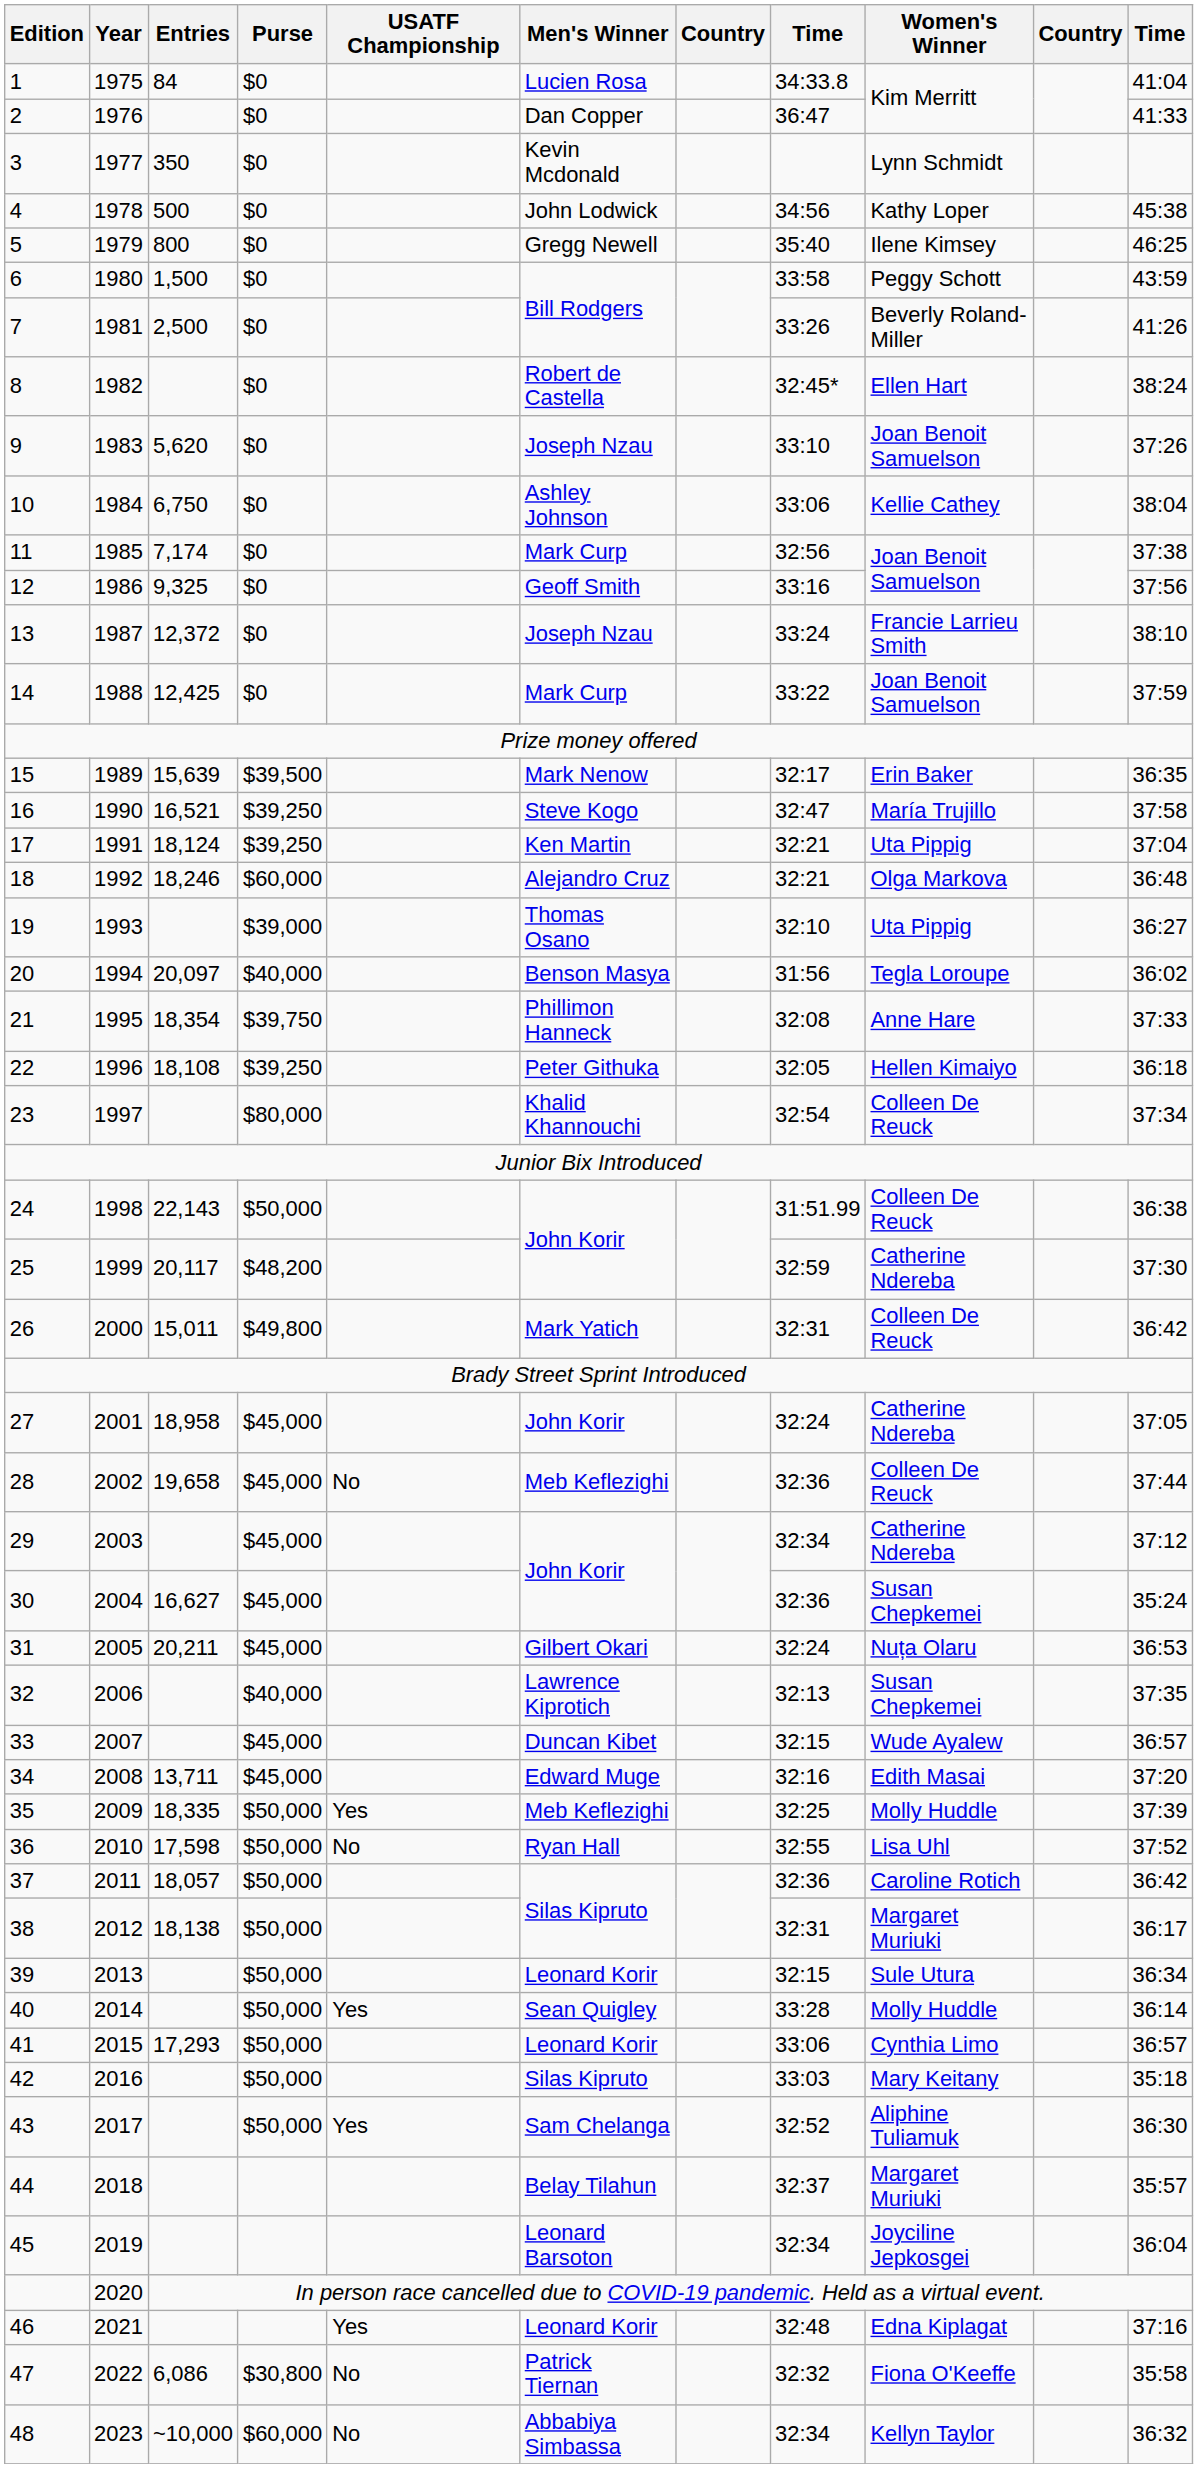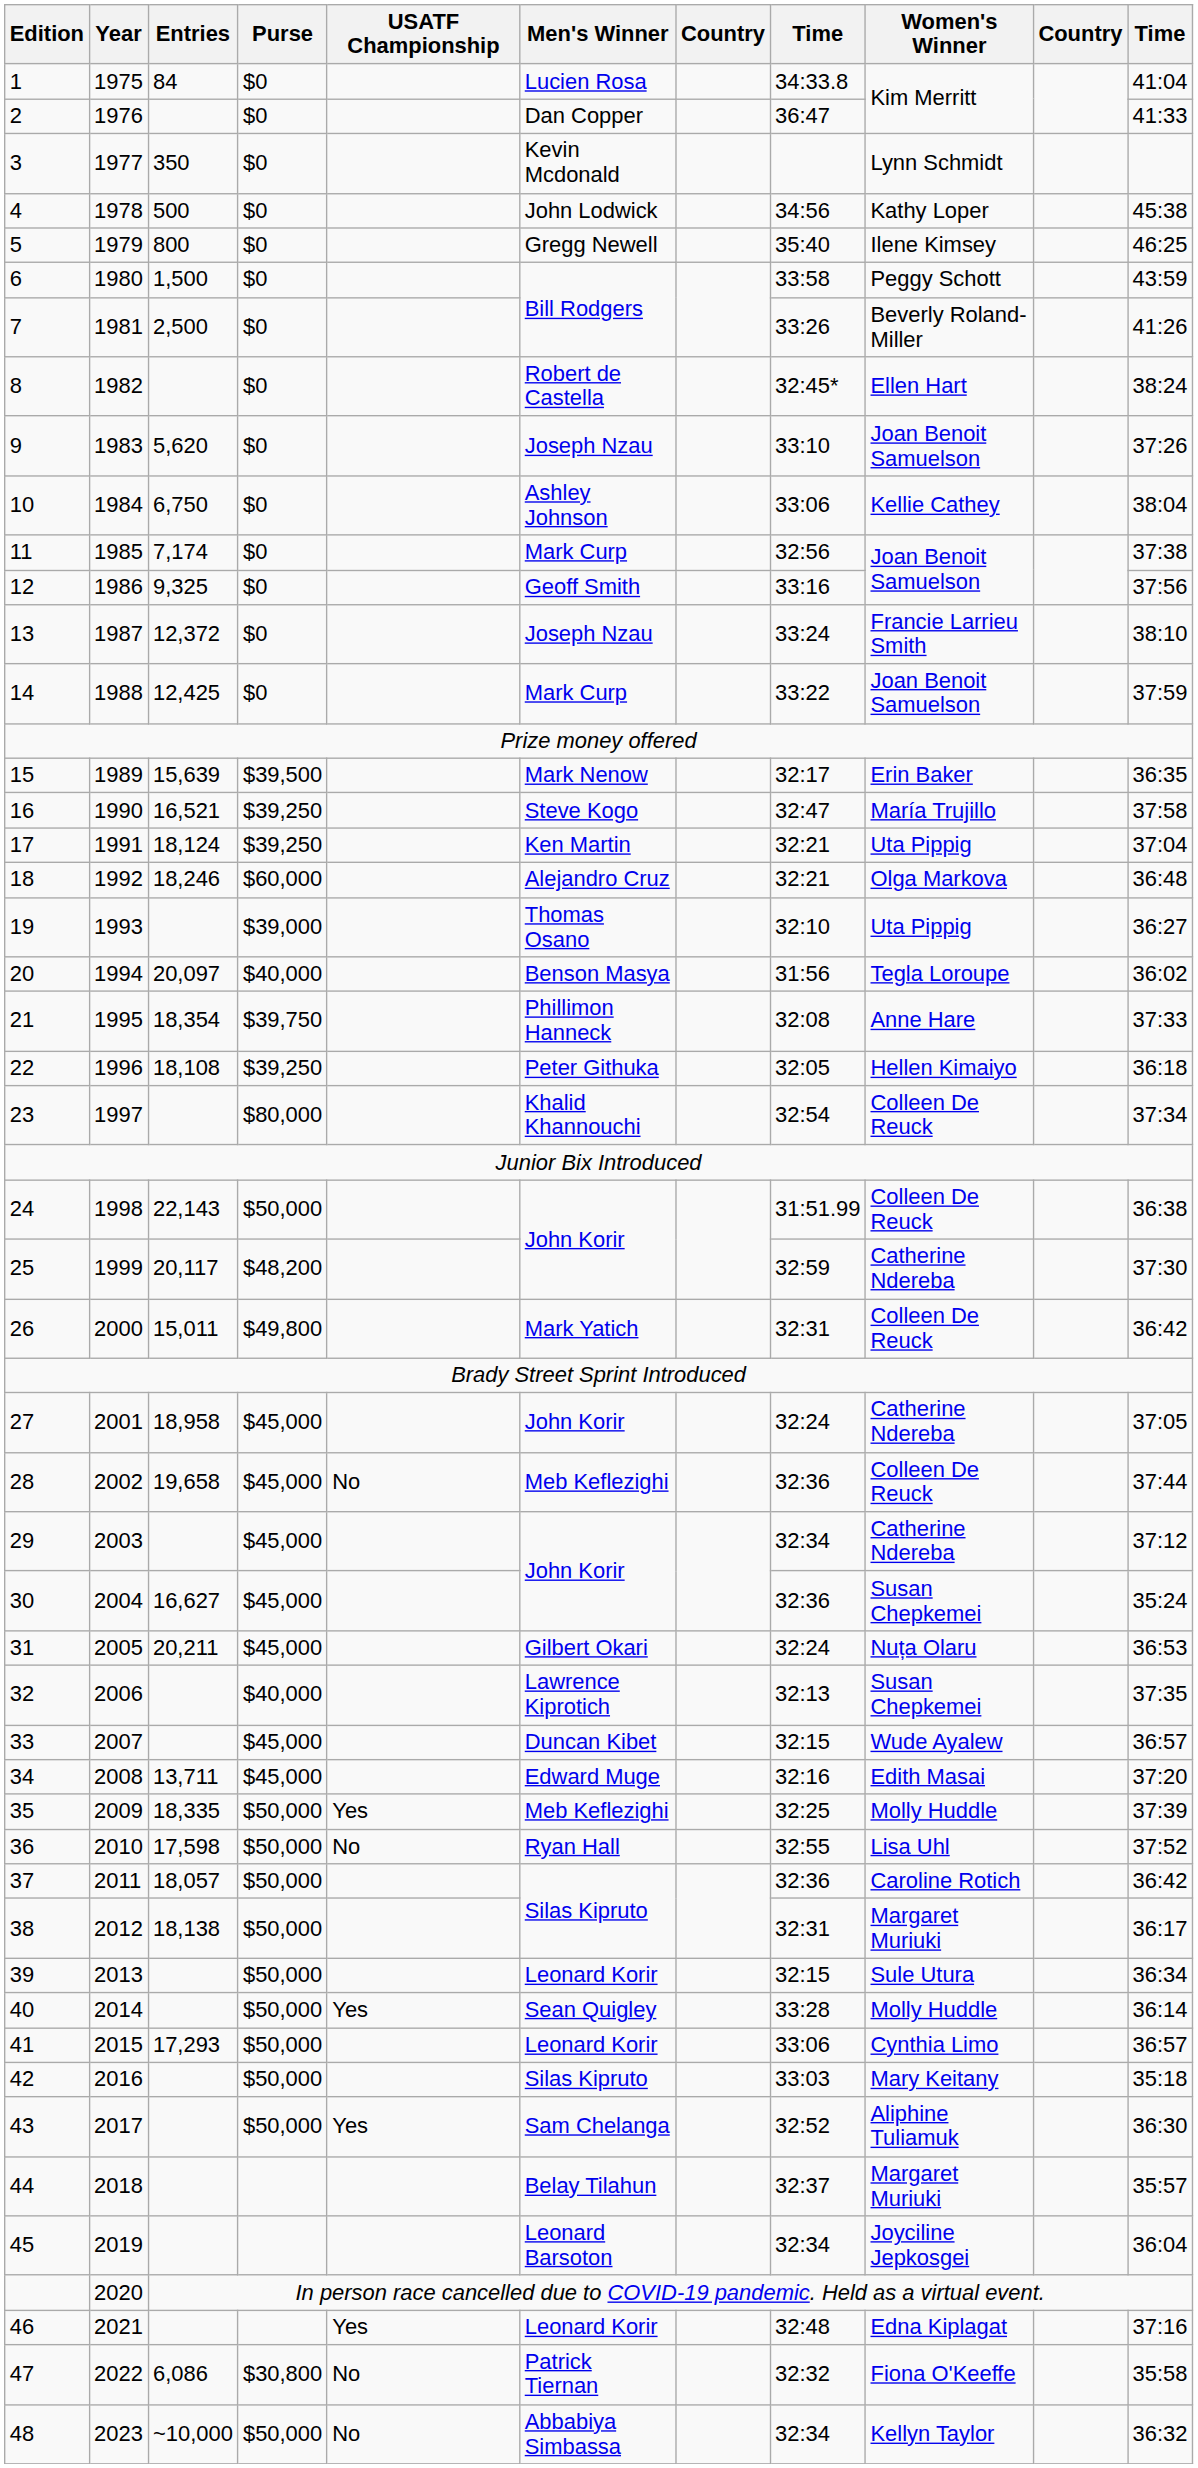(283, 2433) $60,000 -> (283, 2433) $50,000
